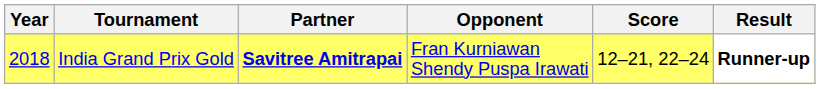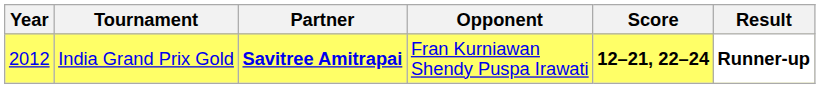(29, 59) 2018 -> (29, 59) 2012
(653, 59) normal -> (653, 59) bold
